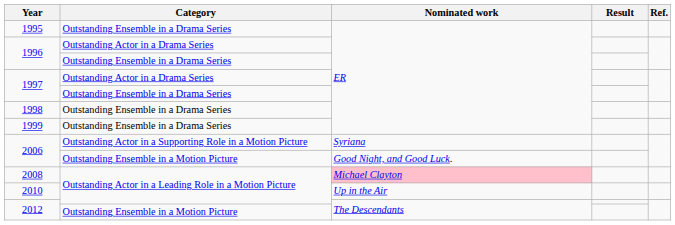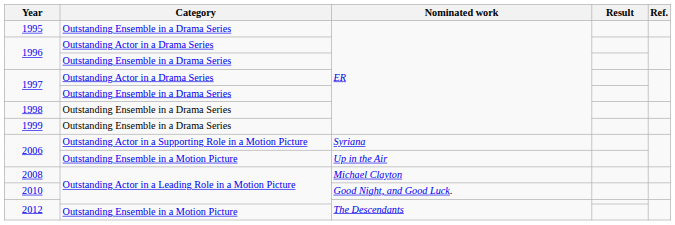(393, 158) Good Night, and Good Luck. -> (360, 158) Up in the Air
(368, 175) pink background -> (368, 175) no background
(360, 191) Up in the Air -> (393, 191) Good Night, and Good Luck.
